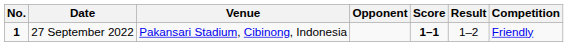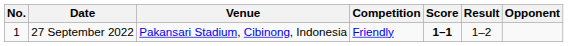columns swapped: (380, 13) <-> (526, 13)
(16, 32) bold -> (16, 32) normal
